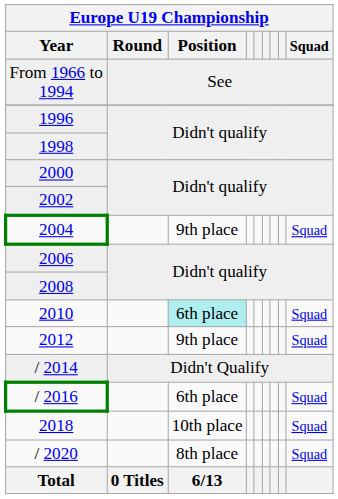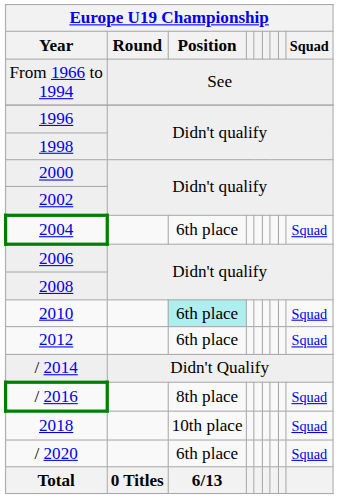(207, 229) 9th place -> (207, 229) 6th place
(207, 340) 9th place -> (207, 340) 6th place
(207, 396) 6th place -> (207, 396) 8th place
(207, 453) 8th place -> (207, 453) 6th place
